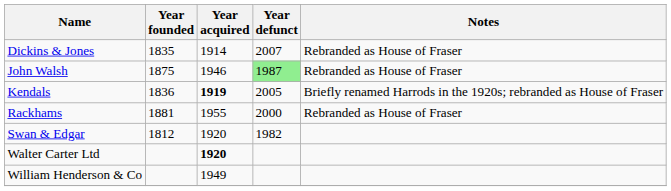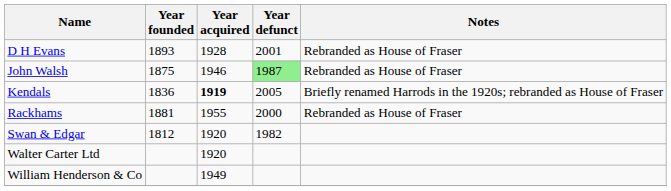+ row: (36, 50)
- row: (51, 50)
(213, 154) bold -> (213, 154) normal
